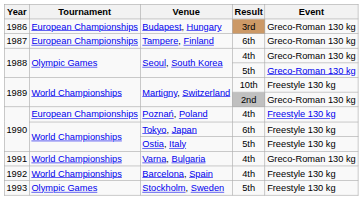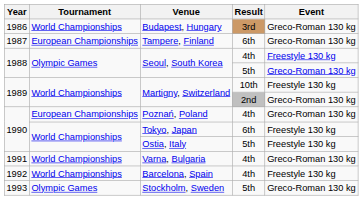(85, 27) European Championships -> (77, 27) World Championships
(311, 56) Greco-Roman 130 kg -> (301, 56) Freestyle 130 kg
(301, 115) Freestyle 130 kg -> (311, 115) Greco-Roman 130 kg
(301, 188) Freestyle 130 kg -> (311, 188) Greco-Roman 130 kg
